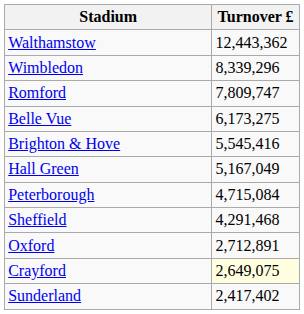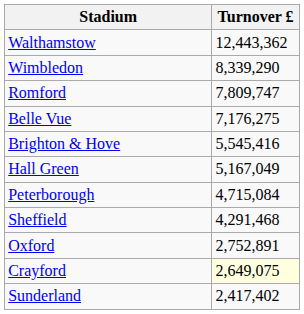(248, 67) 8,339,296 -> (248, 67) 8,339,290
(248, 118) 6,173,275 -> (248, 118) 7,176,275
(248, 245) 2,712,891 -> (248, 245) 2,752,891
